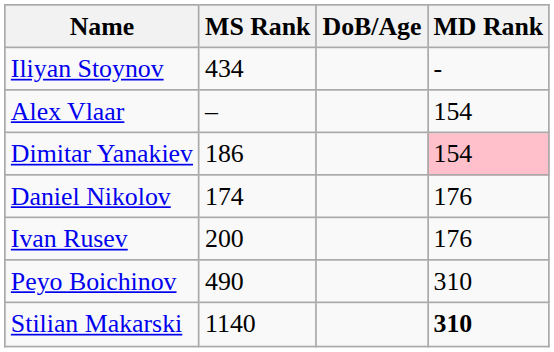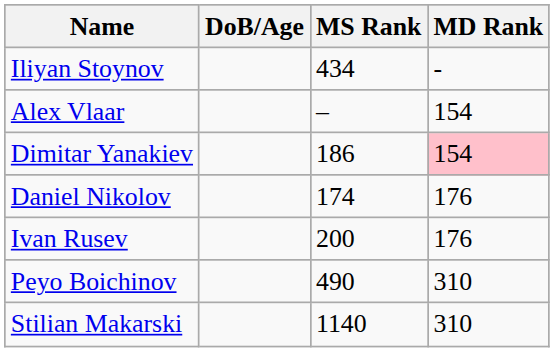columns swapped: (372, 25) <-> (258, 25)
(453, 324) bold -> (453, 324) normal
